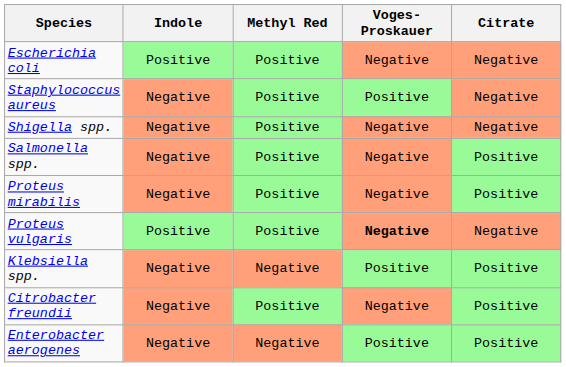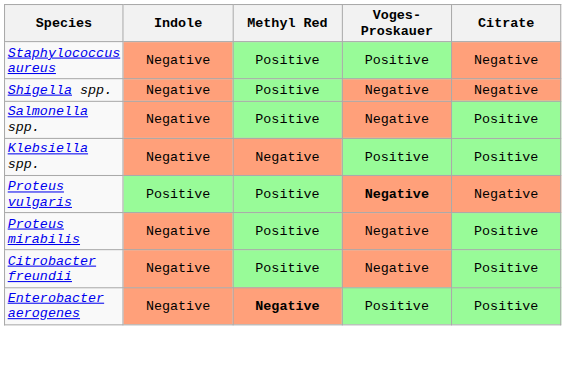- row: (52, 60)
rows swapped: (48, 269) <-> (44, 194)
(287, 343) normal -> (287, 306) bold
